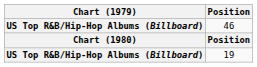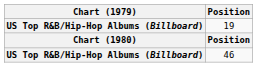rows swapped: (229, 55) <-> (229, 26)
